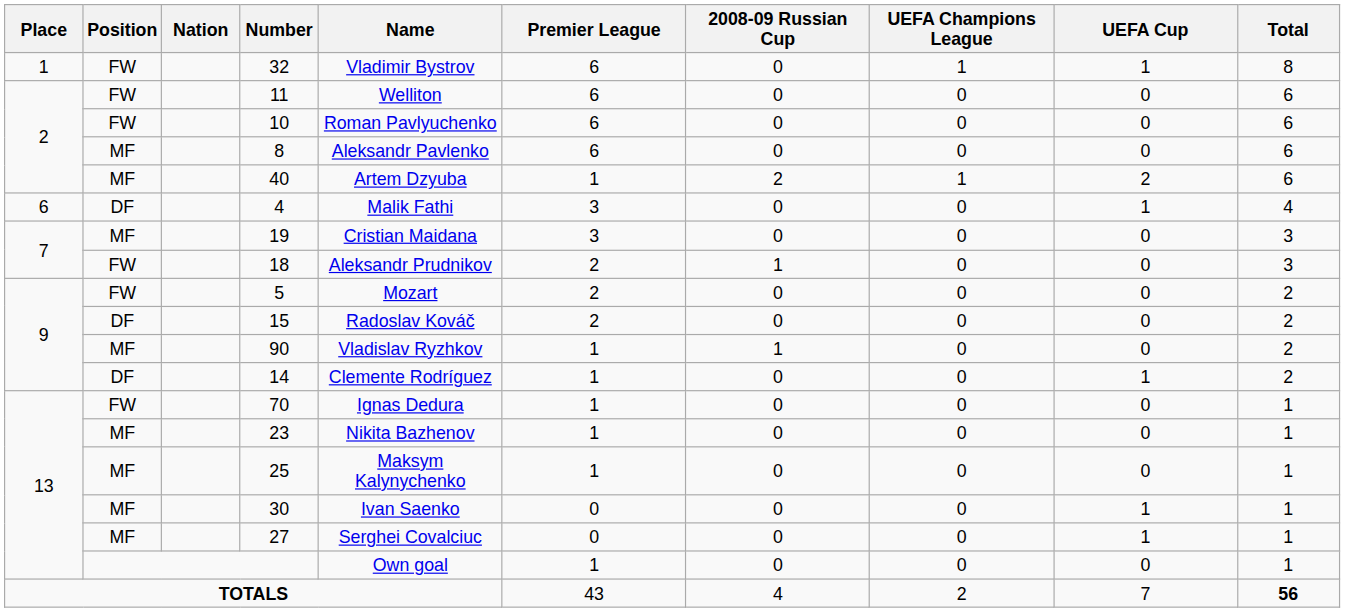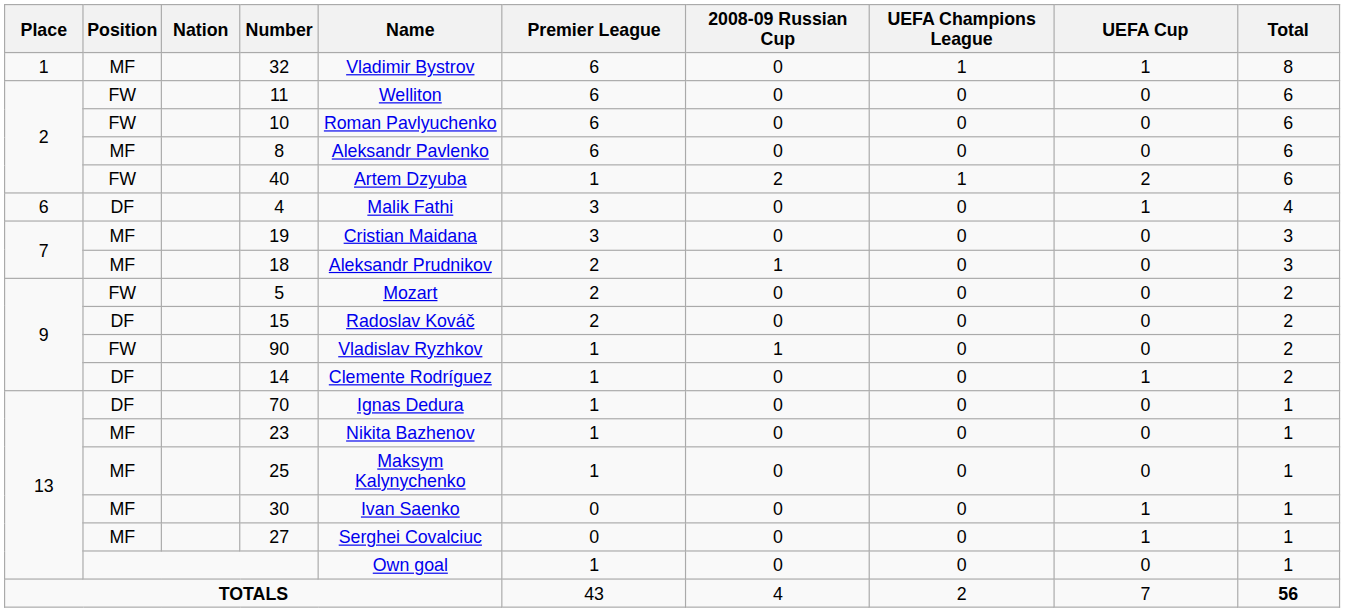(122, 67) FW -> (122, 67) MF
(122, 180) MF -> (122, 180) FW
(122, 264) FW -> (122, 264) MF
(122, 348) MF -> (122, 348) FW
(122, 405) FW -> (122, 405) DF
